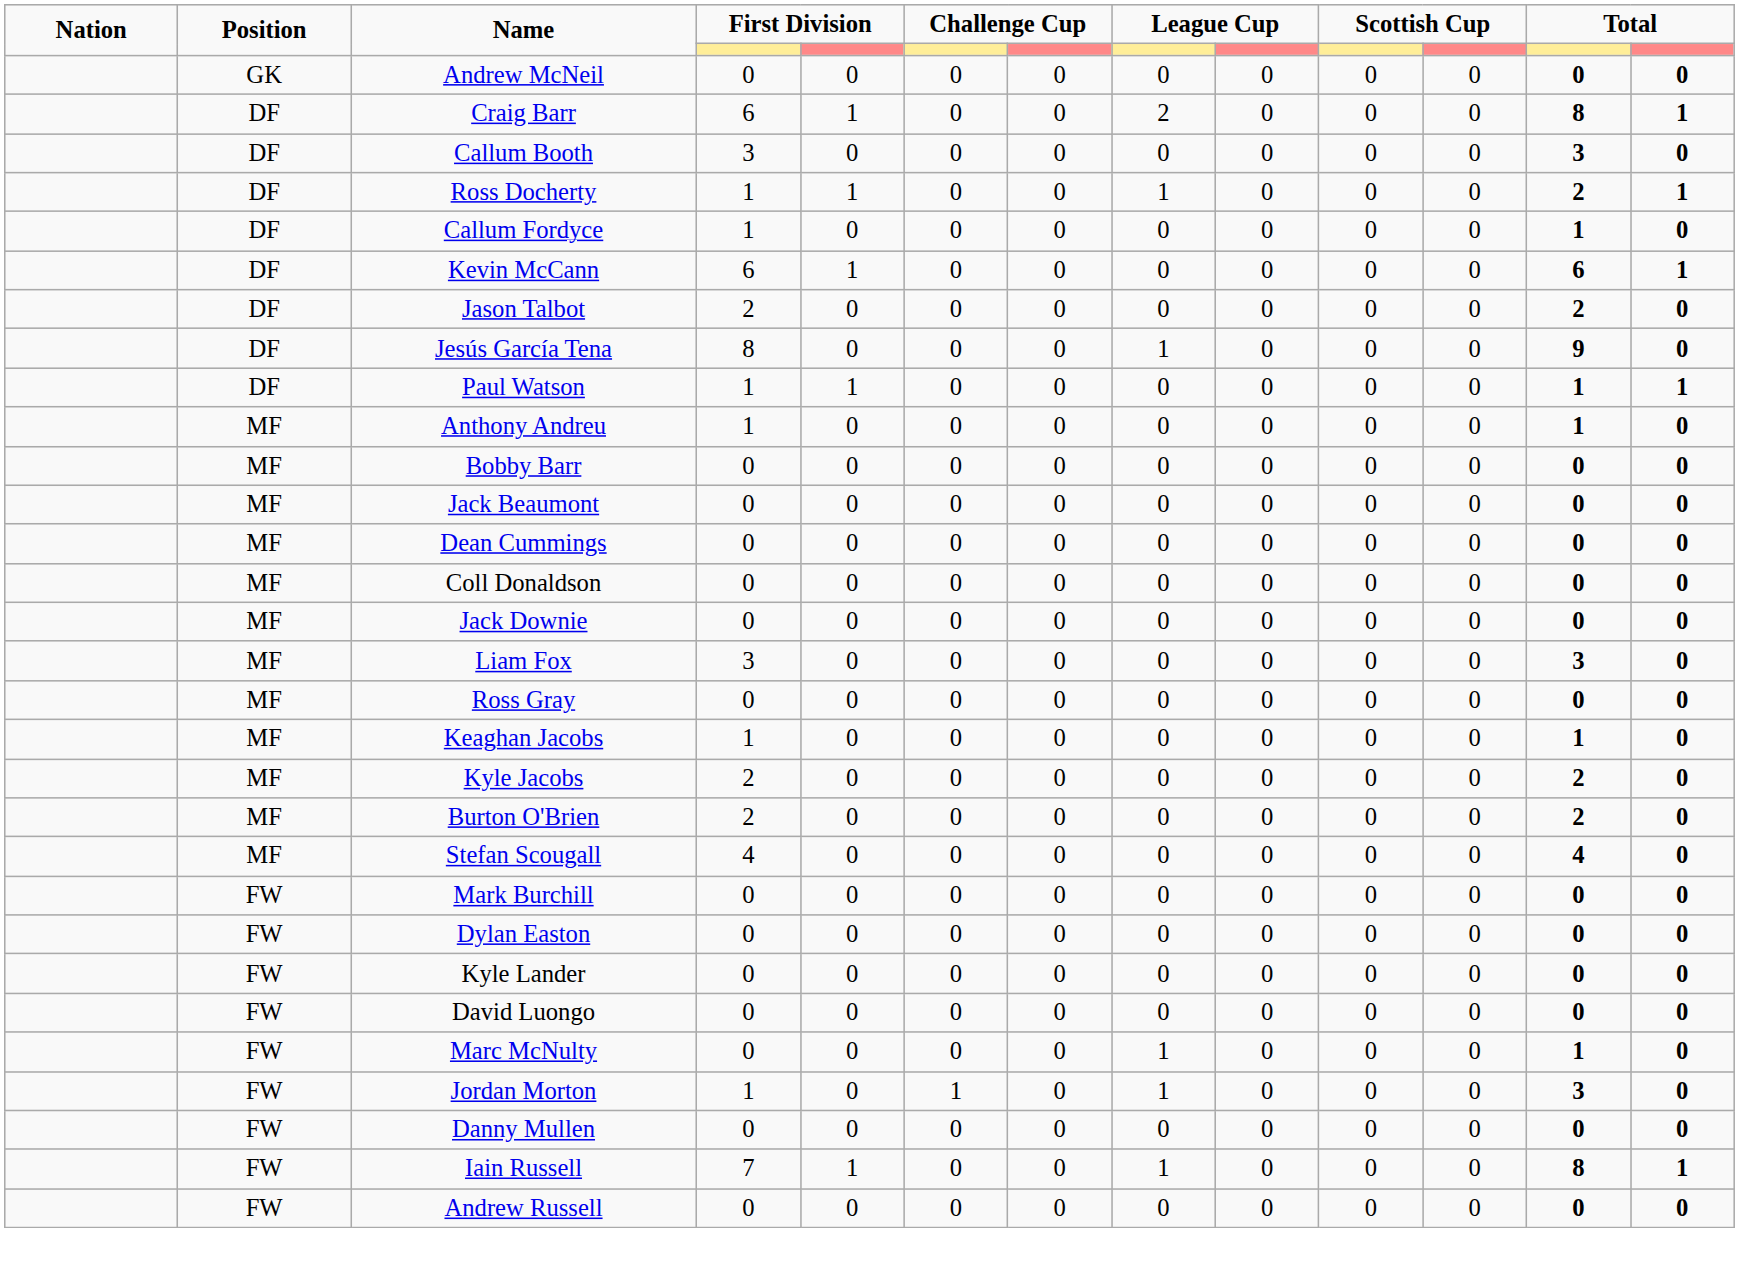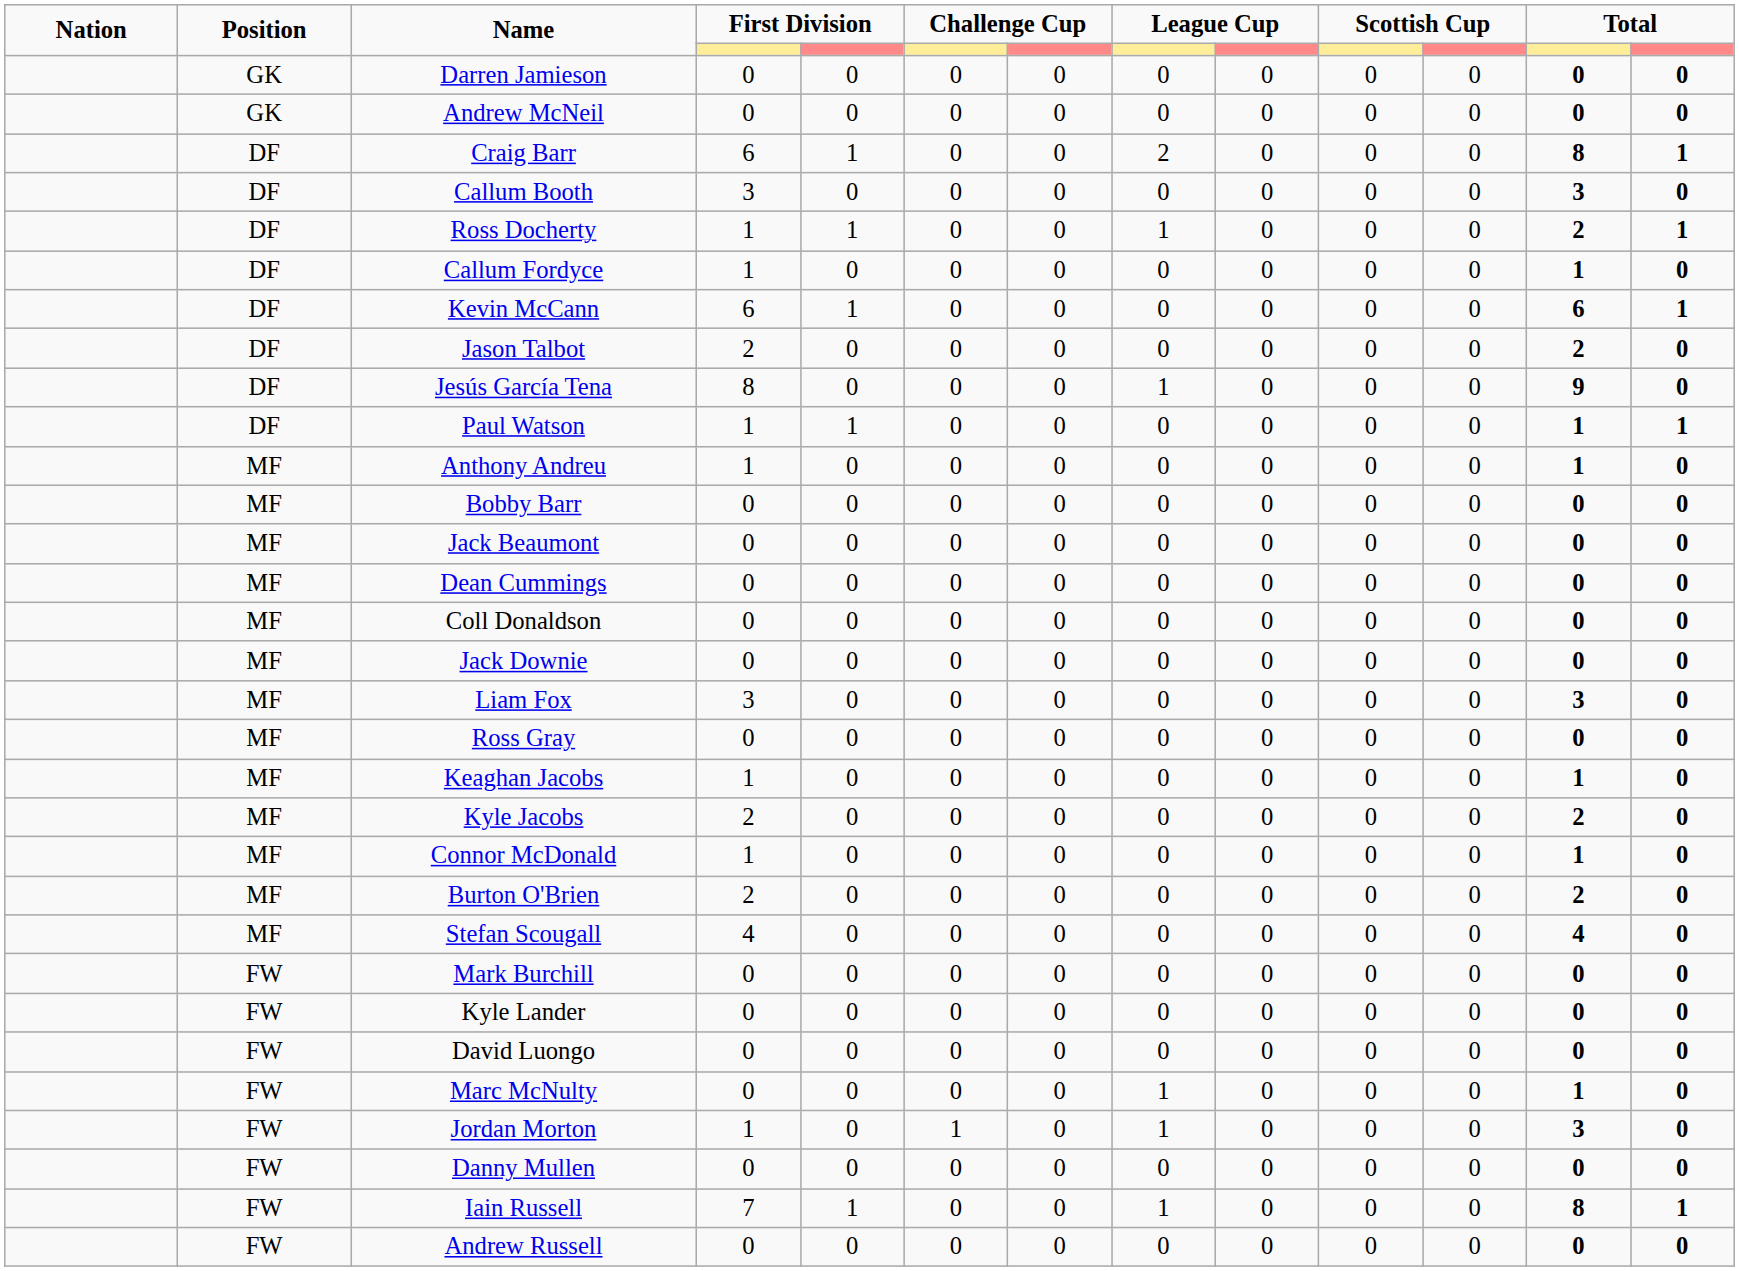+ row: (524, 74)
+ row: (524, 856)
- row: (524, 934)
